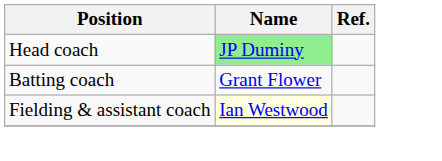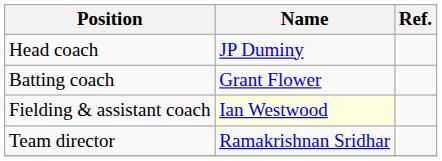(261, 49) lightgreen background -> (261, 49) no background
+ row: (62, 140)
